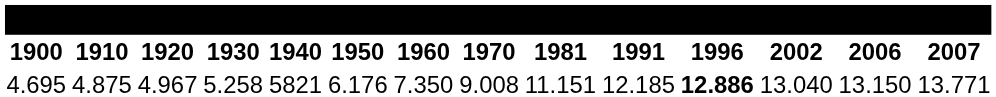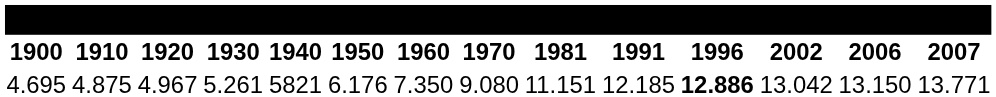(233, 85) 5.258 -> (233, 85) 5.261
(489, 85) 9.008 -> (489, 85) 9.080
(796, 85) 13.040 -> (796, 85) 13.042
